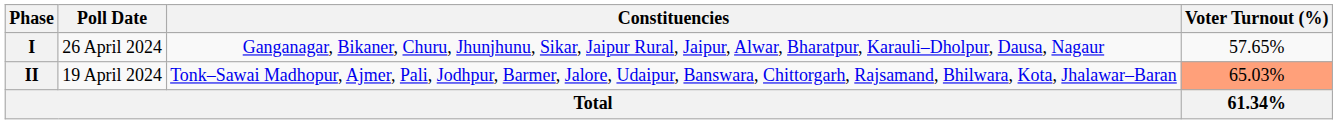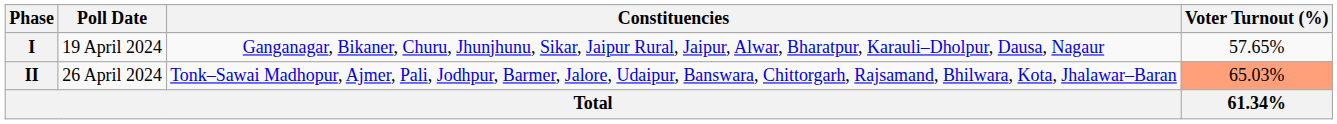(112, 47) 26 April 2024 -> (112, 47) 19 April 2024
(112, 75) 19 April 2024 -> (112, 75) 26 April 2024
